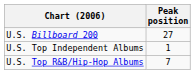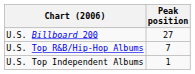rows swapped: (75, 49) <-> (75, 62)
